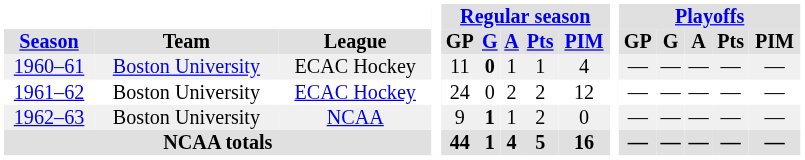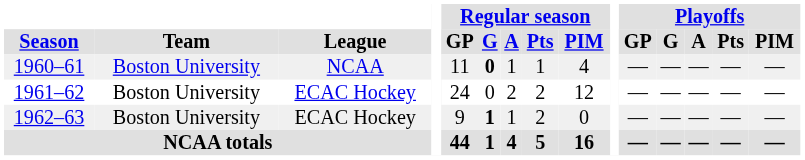(355, 66) ECAC Hockey -> (355, 66) NCAA
(355, 117) NCAA -> (355, 117) ECAC Hockey
